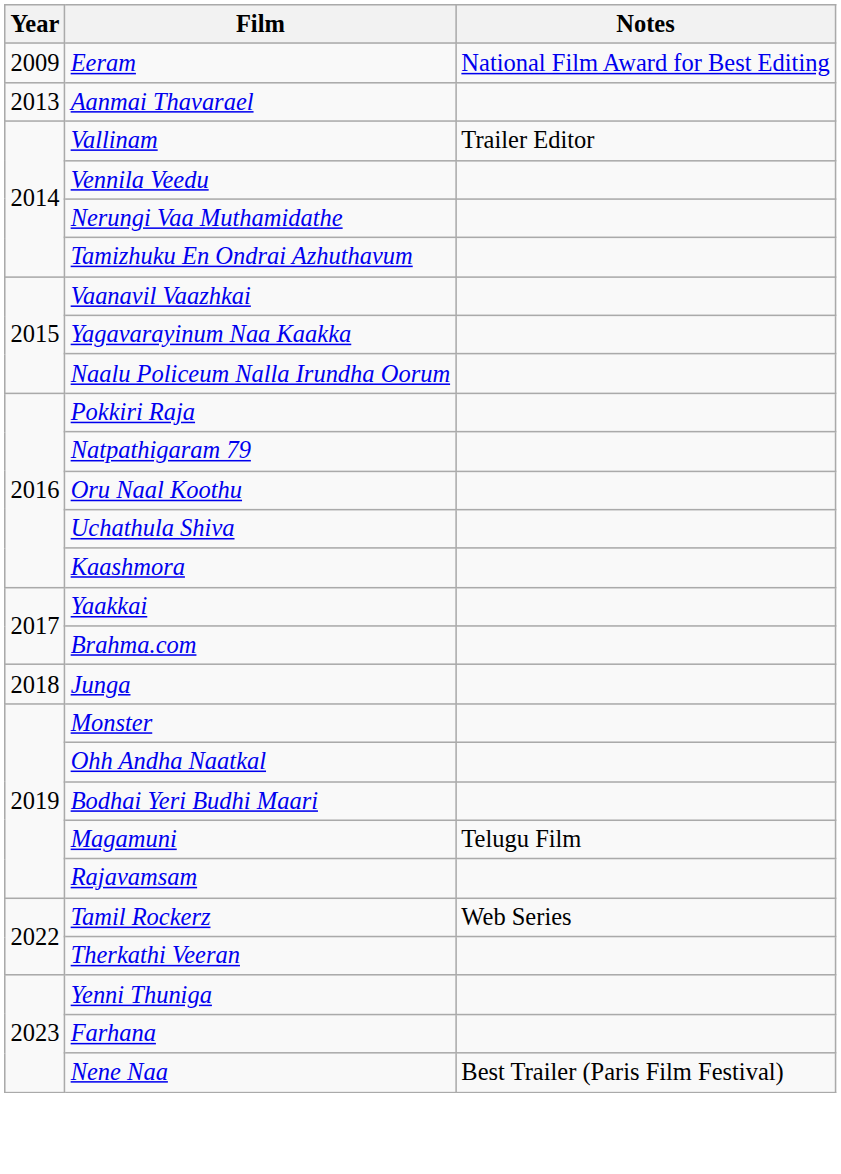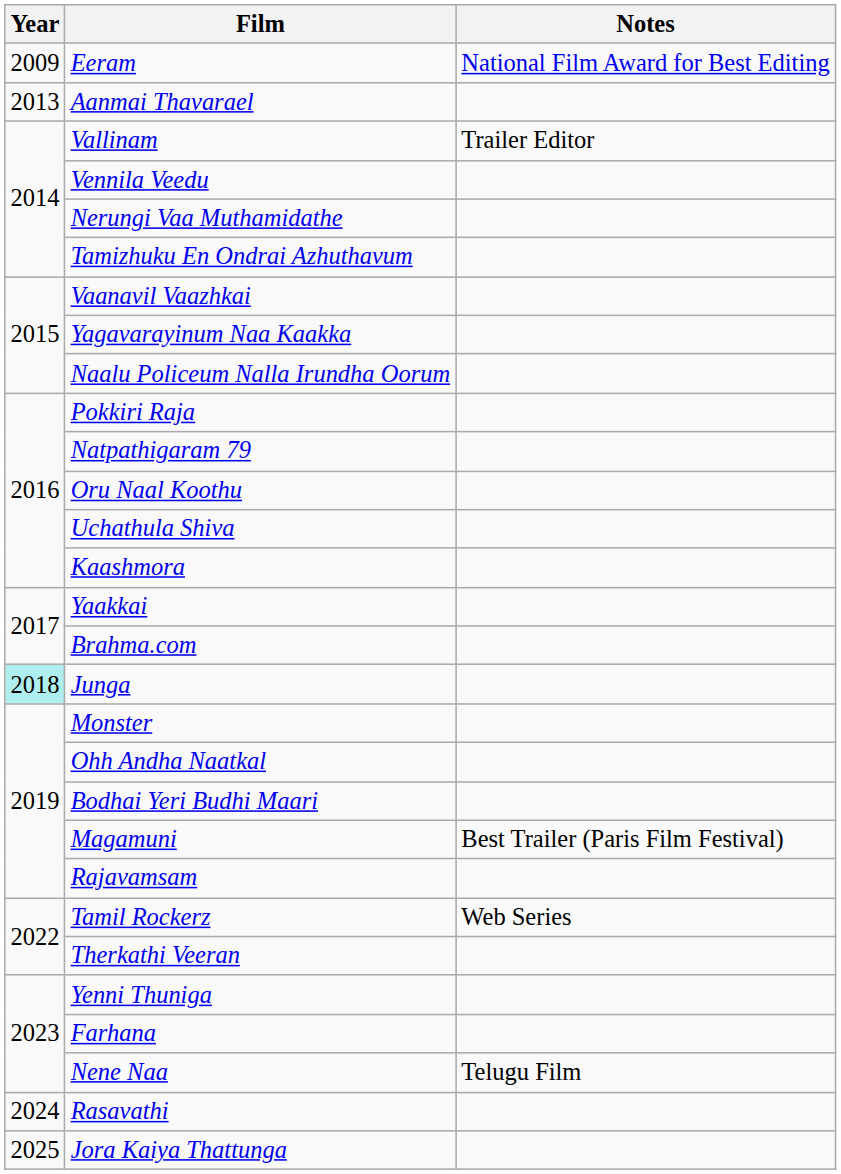(35, 683) no background -> (35, 683) paleturquoise background
(521, 839) Telugu Film -> (623, 839) Best Trailer (Paris Film Festival)
(623, 1072) Best Trailer (Paris Film Festival) -> (521, 1072) Telugu Film
+ row: (120, 1110)
+ row: (179, 1149)
